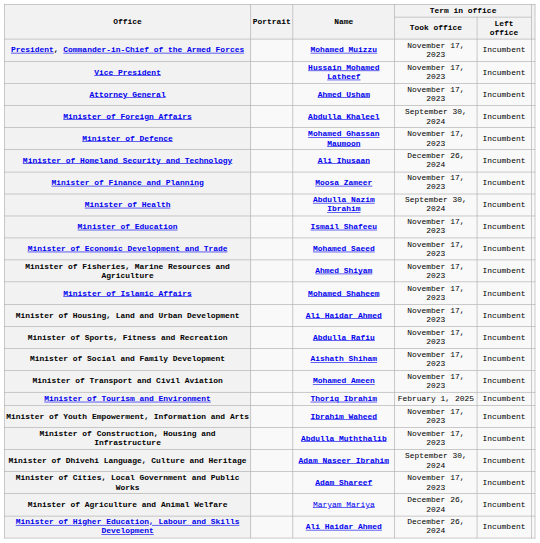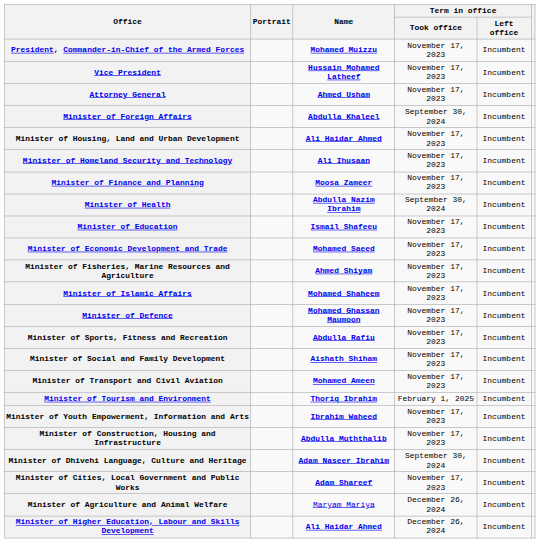rows swapped: (128, 139) <-> (128, 315)
(436, 161) December 26, 2024 -> (436, 161) November 17, 2023
